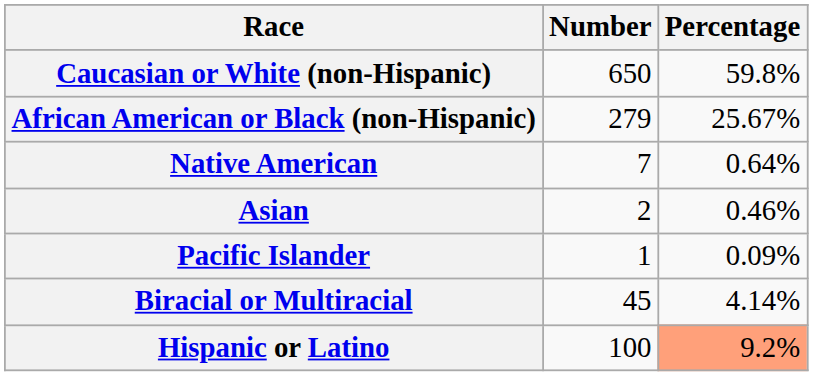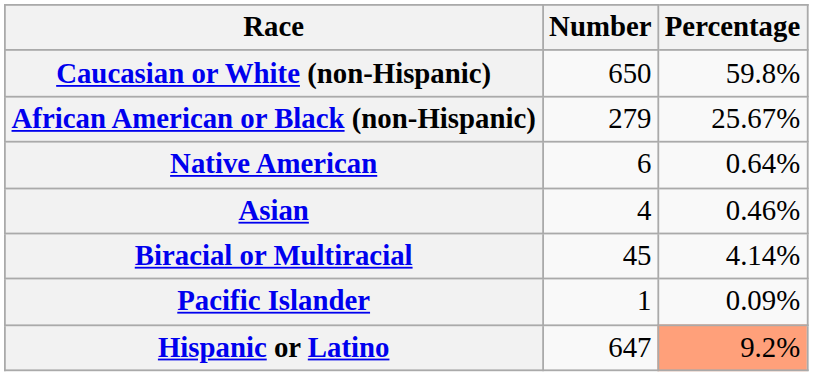(644, 164) 7 -> (644, 164) 6
(644, 210) 2 -> (644, 210) 4
rows swapped: (274, 255) <-> (274, 301)
(630, 347) 100 -> (630, 347) 647
